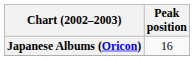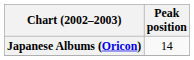(167, 45) 16 -> (167, 45) 14
